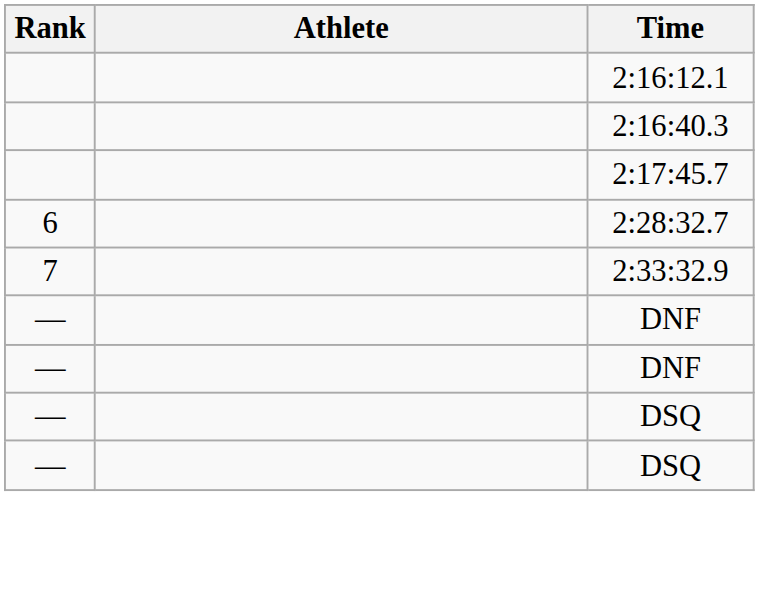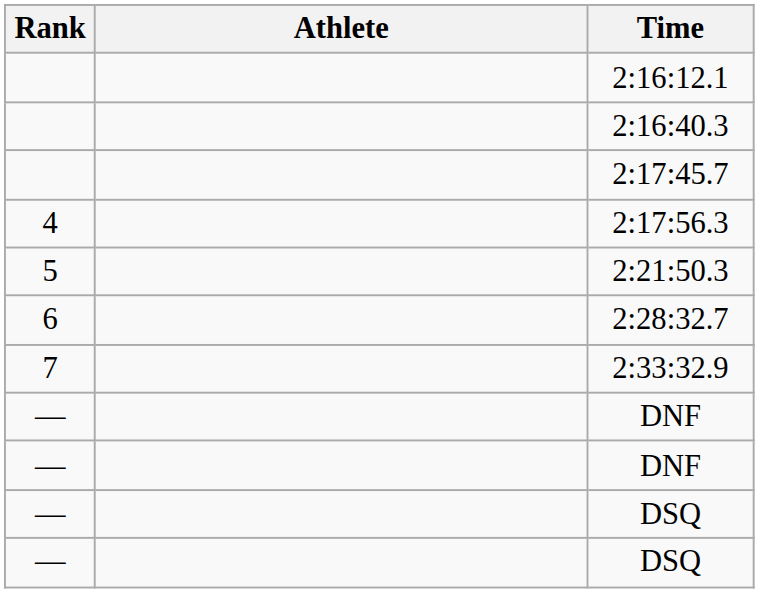+ row: (50, 222)
+ row: (50, 271)
